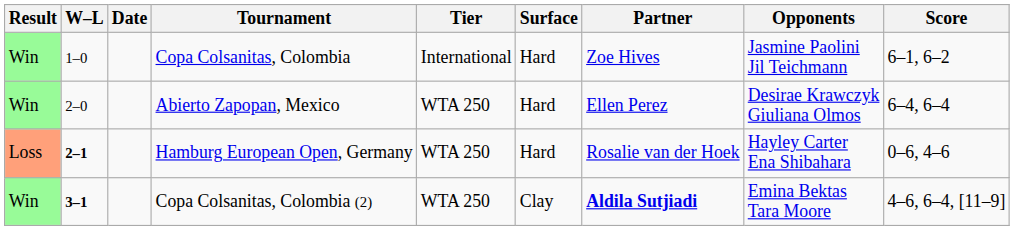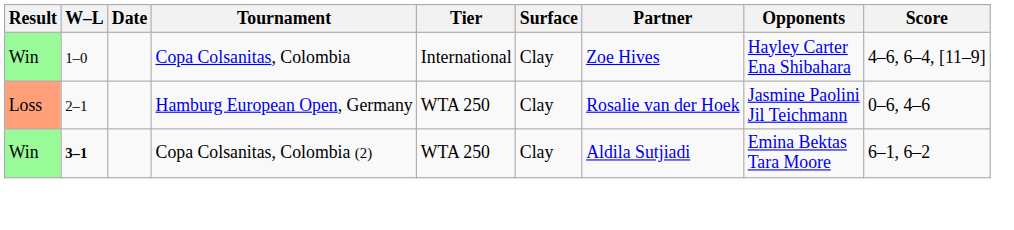(538, 56) Hard -> (537, 56) Clay
(804, 56) Jasmine Paolini Jil Teichmann -> (799, 56) Hayley Carter Ena Shibahara
(919, 56) 6–1, 6–2 -> (927, 56) 4–6, 6–4, [11–9]
- row: (248, 104)
(76, 153) bold -> (76, 105) normal
(538, 153) Hard -> (537, 104) Clay
(799, 153) Hayley Carter Ena Shibahara -> (804, 104) Jasmine Paolini Jil Teichmann
(642, 201) bold -> (638, 153) normal
(946, 201) 4–6, 6–4, [11–9] -> (899, 153) 6–1, 6–2
